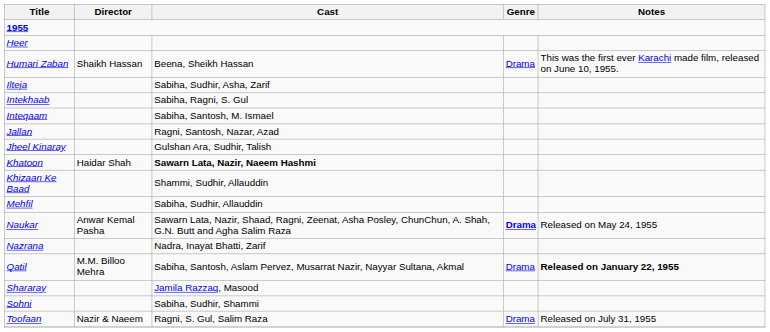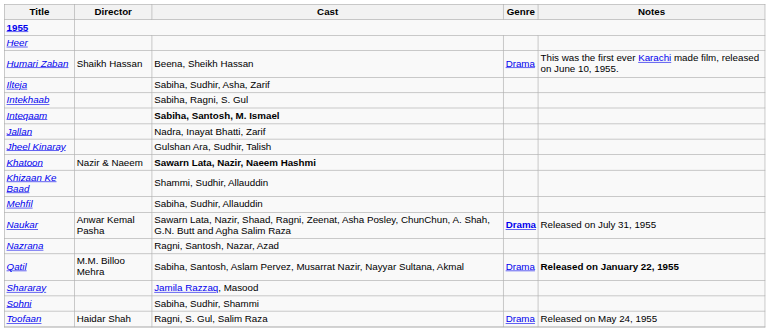(214, 116) normal -> (217, 116) bold
(217, 131) Ragni, Santosh, Nazar, Azad -> (210, 131) Nadra, Inayat Bhatti, Zarif
(104, 162) Haidar Shah -> (110, 162) Nazir & Naeem
(599, 225) Released on May 24, 1955 -> (598, 225) Released on July 31, 1955
(210, 246) Nadra, Inayat Bhatti, Zarif -> (217, 246) Ragni, Santosh, Nazar, Azad
(110, 319) Nazir & Naeem -> (104, 319) Haidar Shah
(598, 319) Released on July 31, 1955 -> (599, 319) Released on May 24, 1955
